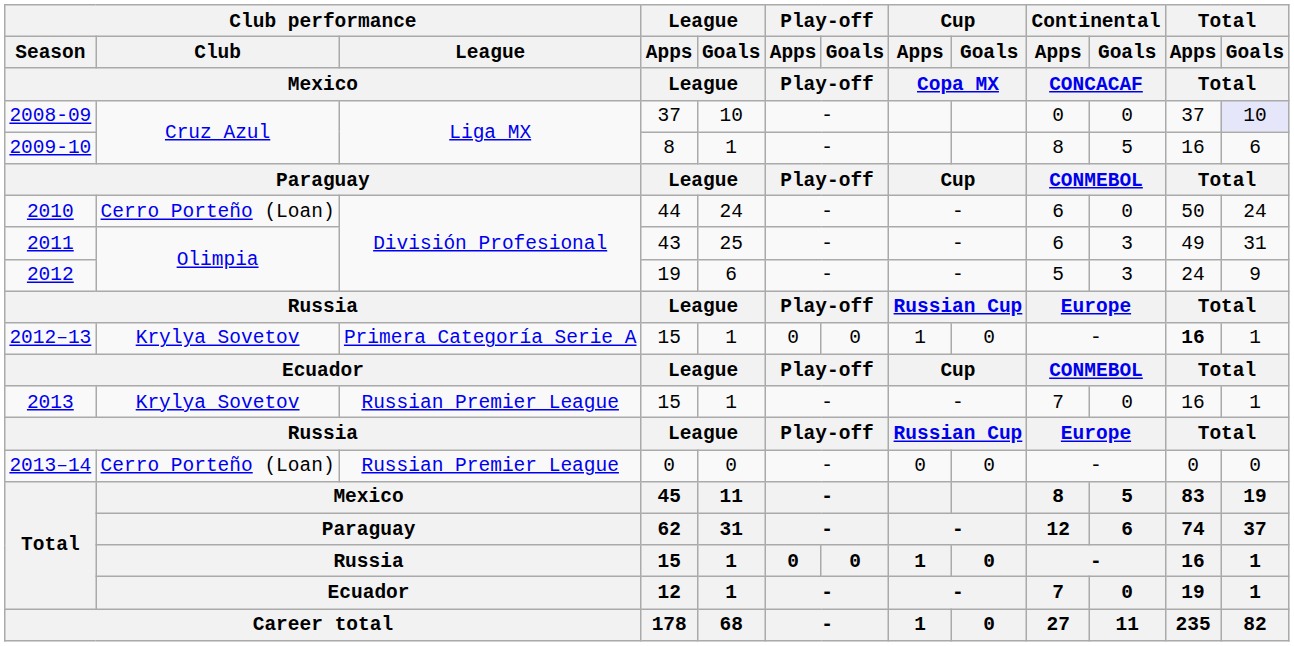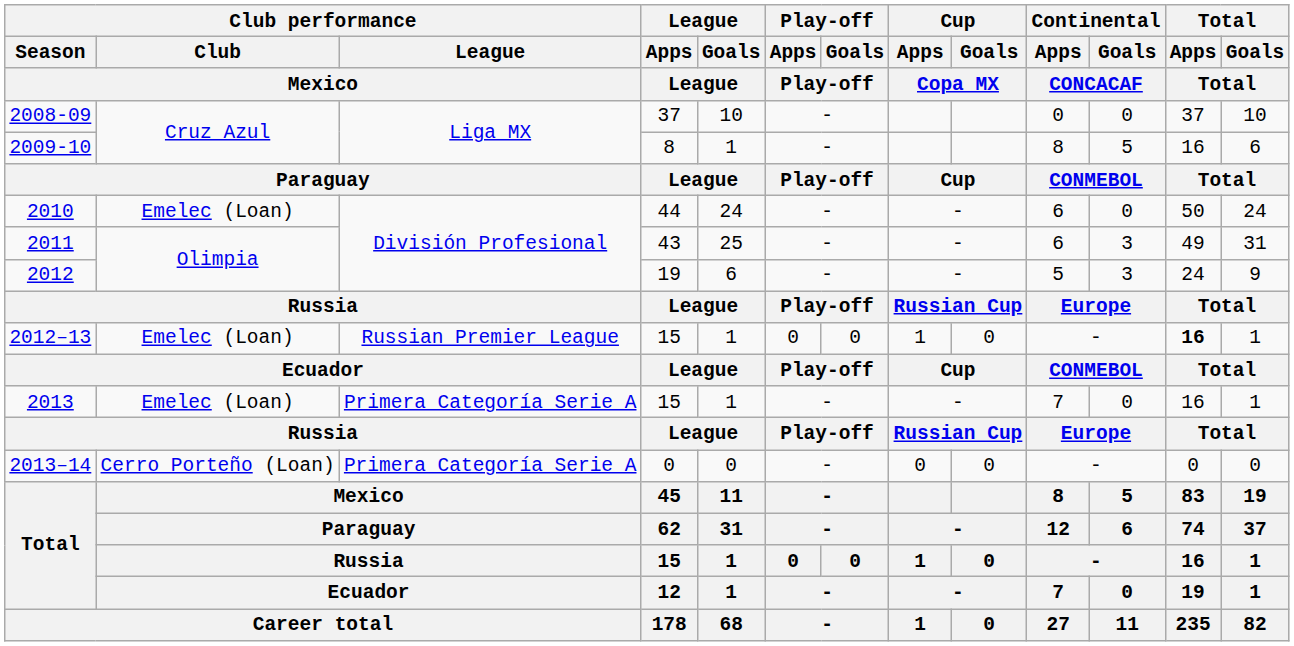(1255, 116) lavender background -> (1255, 116) no background
(218, 211) Cerro Porteño (Loan) -> (218, 211) Emelec (Loan)
(218, 338) Krylya Sovetov -> (218, 338) Emelec (Loan)
(490, 338) Primera Categoría Serie A -> (490, 338) Russian Premier League
(218, 402) Krylya Sovetov -> (218, 402) Emelec (Loan)
(490, 402) Russian Premier League -> (490, 402) Primera Categoría Serie A
(490, 466) Russian Premier League -> (490, 466) Primera Categoría Serie A
